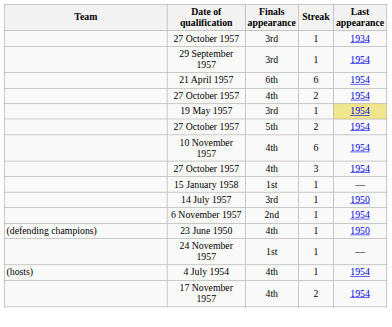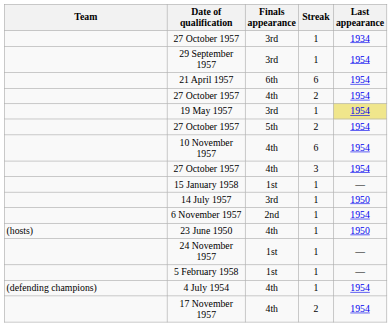(52, 230) (defending champions) -> (20, 230) (hosts)
+ row: (206, 272)
(20, 272) (hosts) -> (52, 288) (defending champions)
